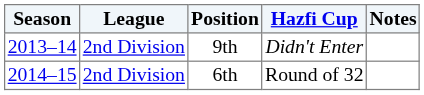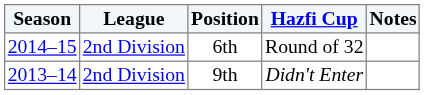rows swapped: (225, 46) <-> (225, 75)
